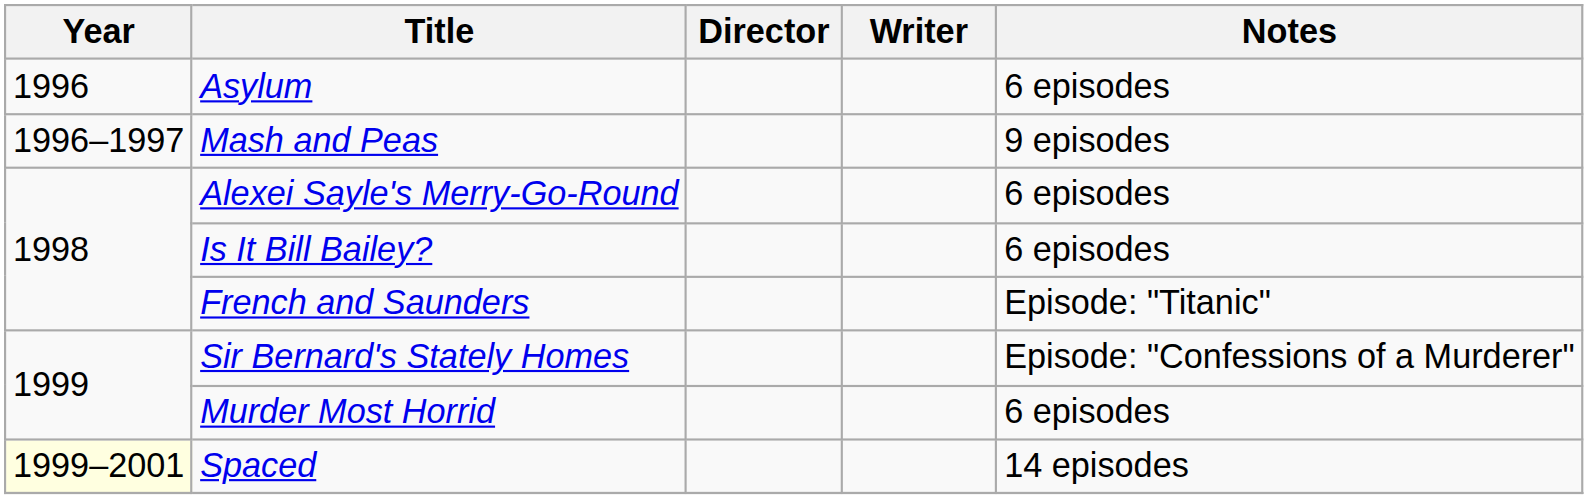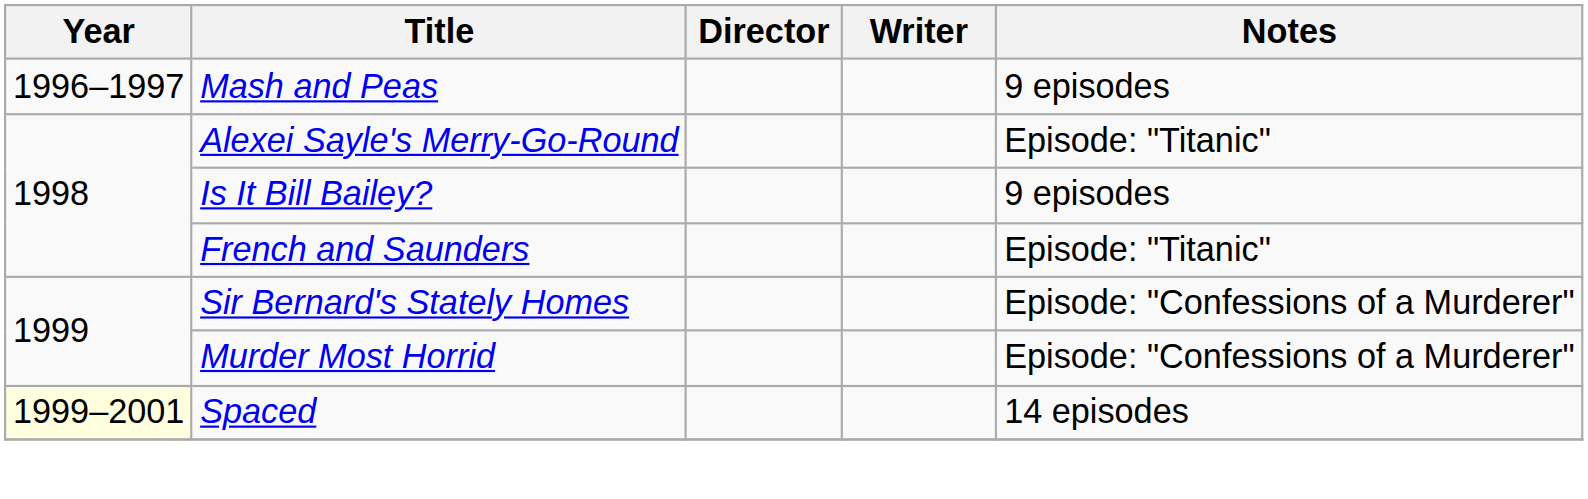- row: (256, 85)
(1087, 194) 6 episodes -> (1137, 140) Episode: "Titanic"
(1087, 248) 6 episodes -> (1087, 194) 9 episodes
(1087, 411) 6 episodes -> (1289, 357) Episode: "Confessions of a Murderer"
